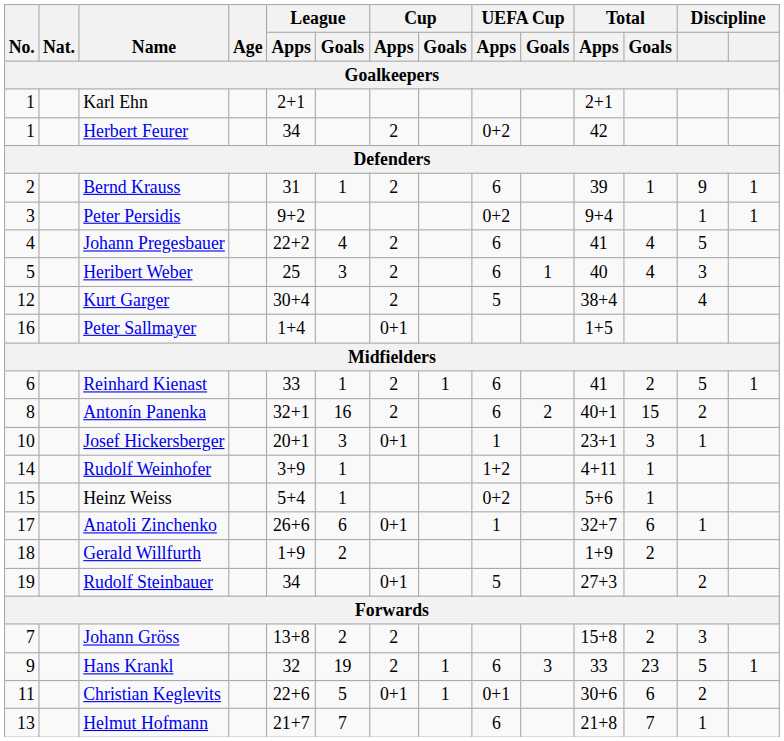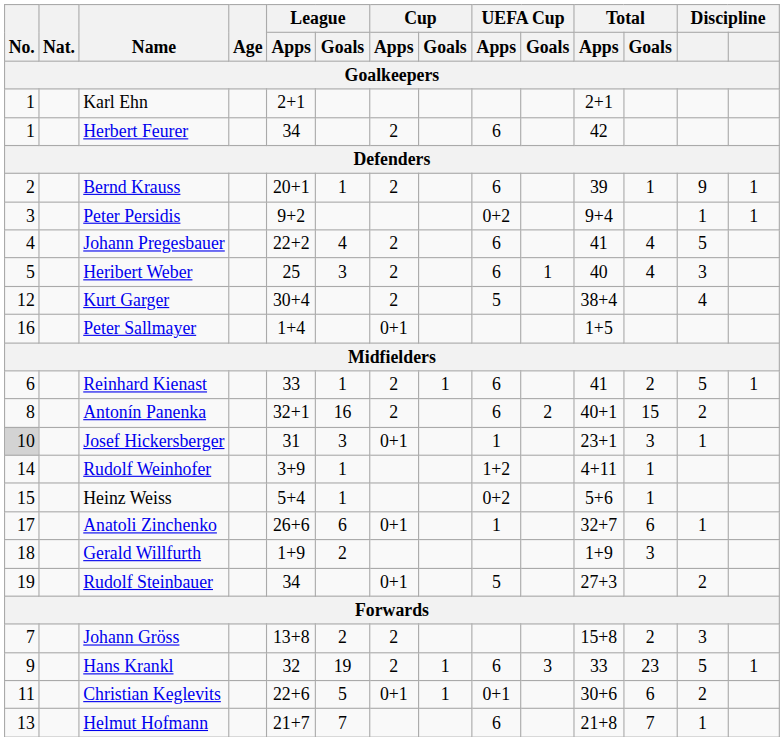(496, 131) 0+2 -> (496, 131) 6
(291, 187) 31 -> (291, 187) 20+1
(26, 441) no background -> (26, 441) lightgrey background
(291, 441) 20+1 -> (291, 441) 31
(650, 553) 2 -> (650, 553) 3
